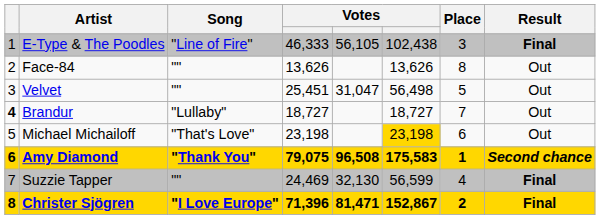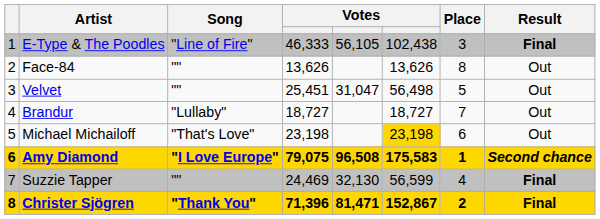(12, 112) bold -> (12, 112) normal
(214, 157) "Thank You" -> (225, 157) "I Love Europe"
(225, 203) "I Love Europe" -> (214, 203) "Thank You"
